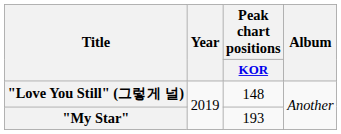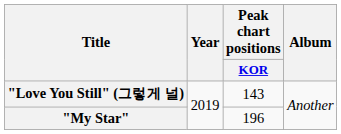(253, 93) 148 -> (253, 93) 143
(253, 118) 193 -> (253, 118) 196
